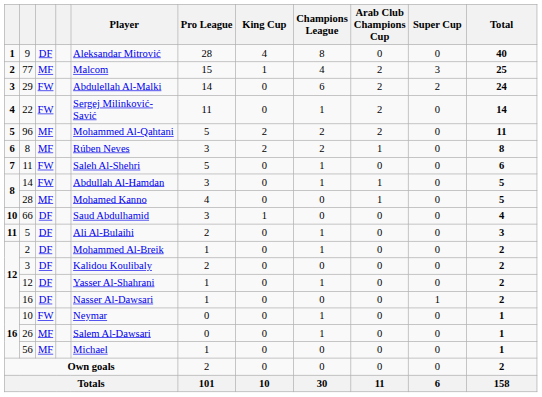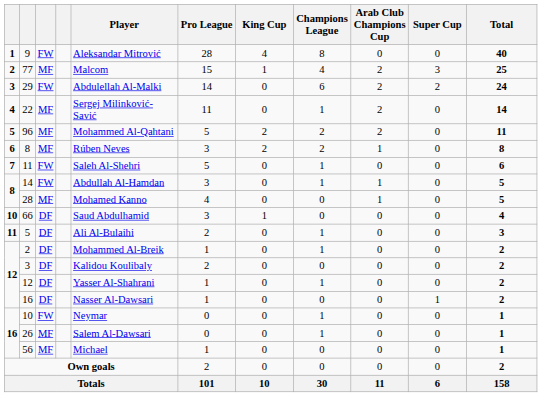(46, 53) DF -> (46, 53) FW
(46, 109) FW -> (46, 109) MF
